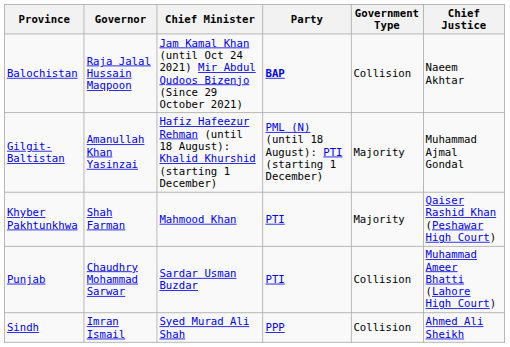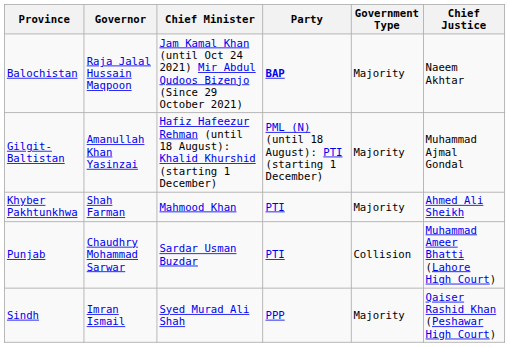(382, 74) Collision -> (379, 74) Majority
(461, 219) Qaiser Rashid Khan (Peshawar High Court) -> (454, 207) Ahmed Ali Sheikh
(382, 328) Collision -> (379, 315) Majority
(454, 328) Ahmed Ali Sheikh -> (461, 315) Qaiser Rashid Khan (Peshawar High Court)
